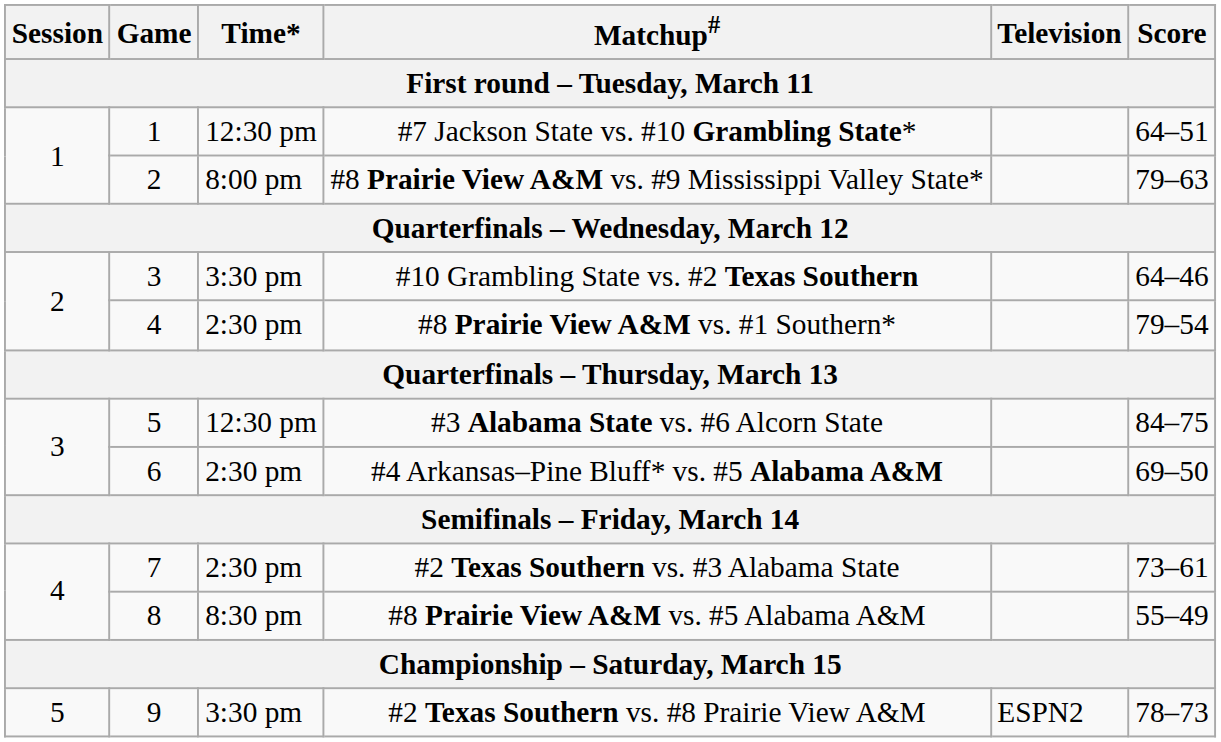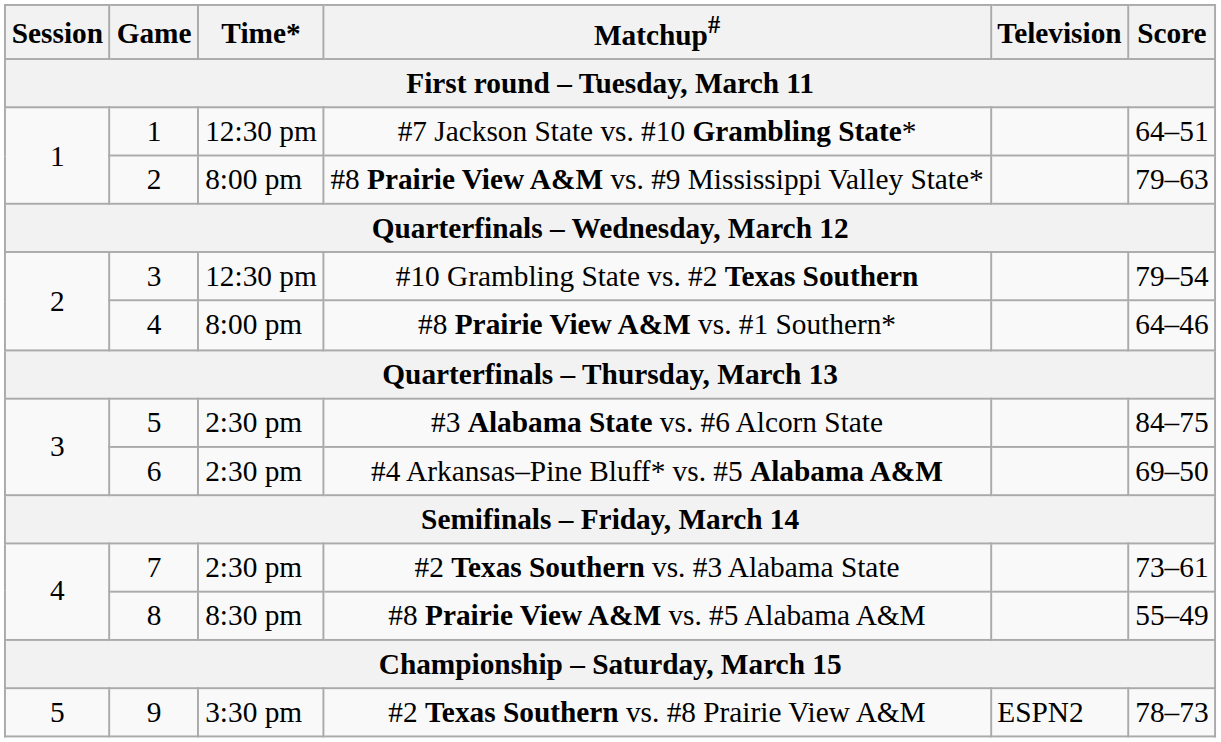(254, 276) 3:30 pm -> (261, 276) 12:30 pm
(1172, 276) 64–46 -> (1172, 276) 79–54
(254, 325) 2:30 pm -> (254, 325) 8:00 pm
(1172, 325) 79–54 -> (1172, 325) 64–46
(261, 421) 12:30 pm -> (254, 421) 2:30 pm
